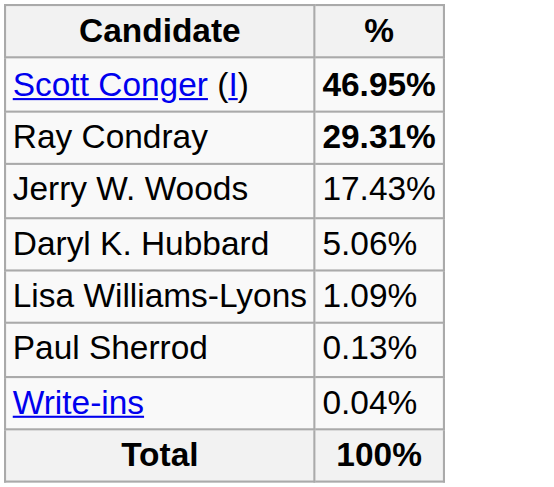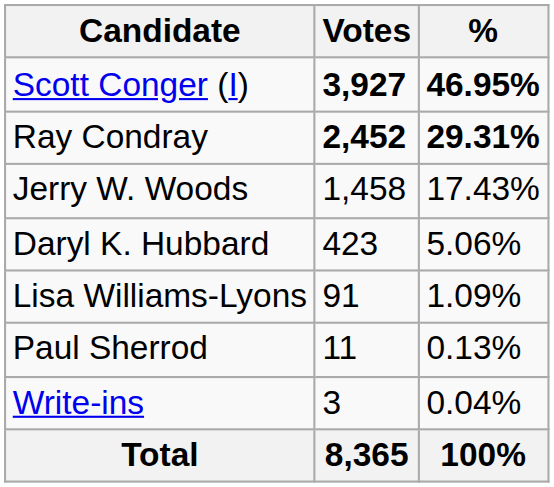+ column: (367, 31)
